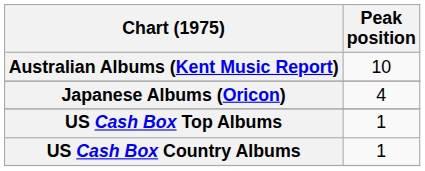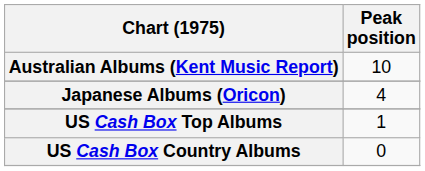(381, 151) 1 -> (381, 151) 0
